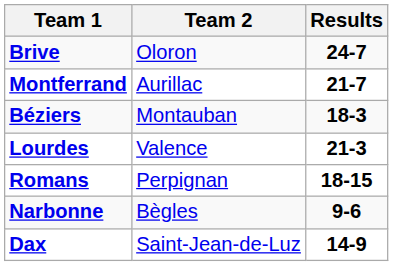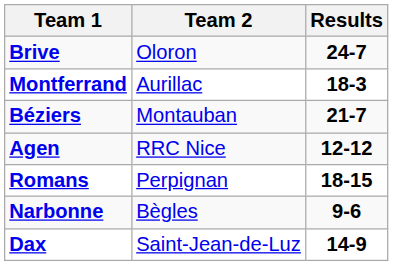(347, 84) 21-7 -> (347, 84) 18-3
(347, 116) 18-3 -> (347, 116) 21-7
- row: (49, 148)
+ row: (34, 148)
